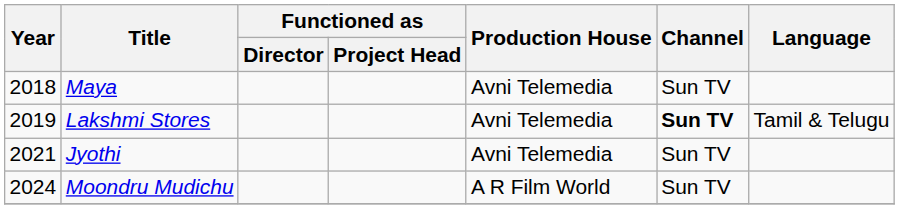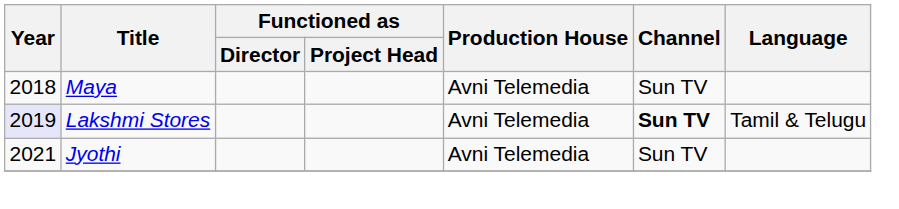(33, 120) no background -> (33, 120) lavender background
- row: (150, 187)
